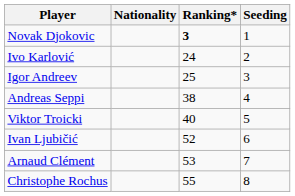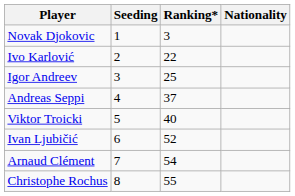columns swapped: (145, 14) <-> (265, 14)
(186, 35) bold -> (167, 35) normal
(189, 56) 24 -> (170, 56) 22
(189, 98) 38 -> (170, 98) 37
(189, 160) 53 -> (170, 160) 54
